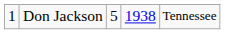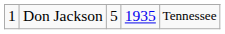(140, 16) 1938 -> (140, 16) 1935
